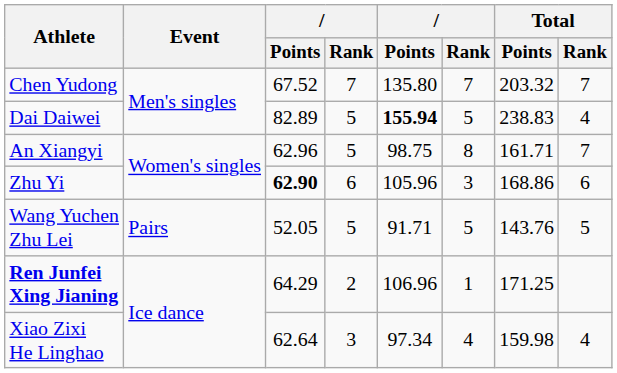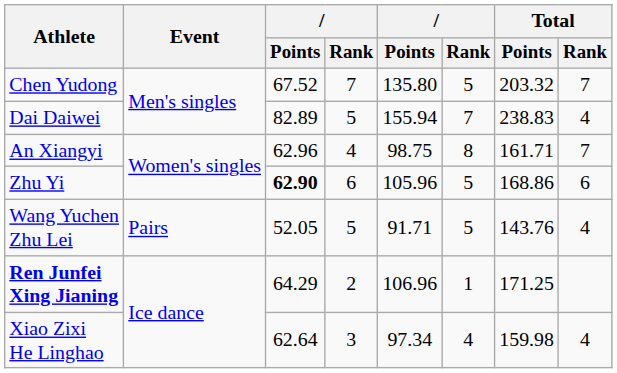(468, 85) 7 -> (468, 85) 5
(410, 117) bold -> (410, 117) normal
(468, 117) 5 -> (468, 117) 7
(351, 150) 5 -> (351, 150) 4
(468, 183) 3 -> (468, 183) 5
(585, 227) 5 -> (585, 227) 4
